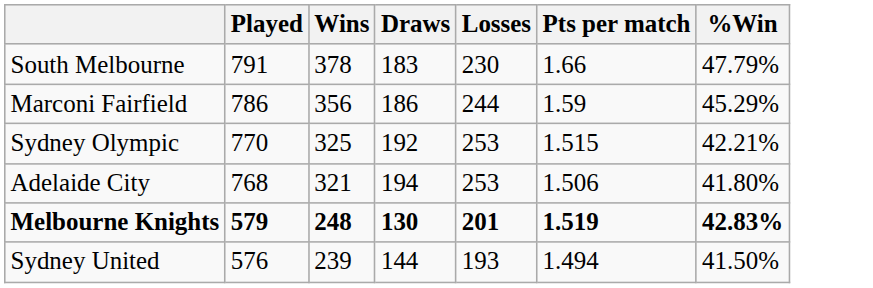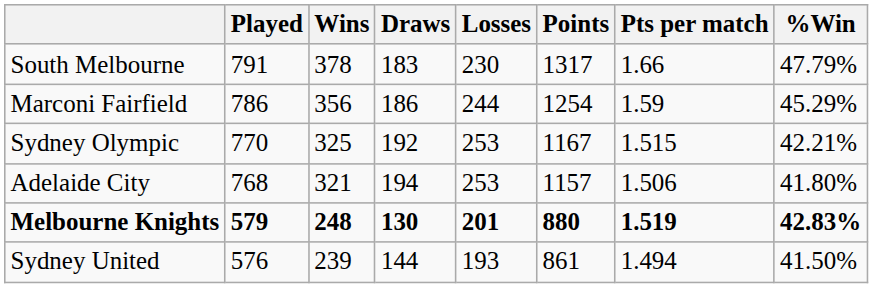+ column: (576, 24)
